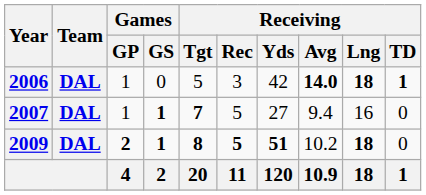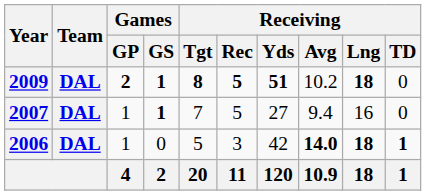rows swapped: (29, 81) <-> (29, 143)
(198, 112) bold -> (198, 112) normal
